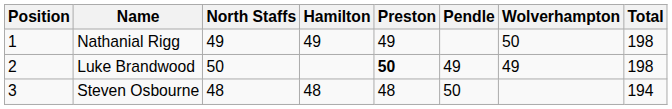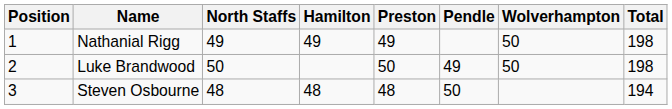(386, 66) bold -> (386, 66) normal
(511, 66) 49 -> (511, 66) 50
